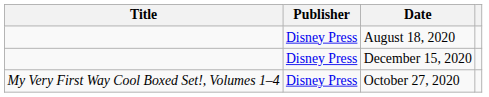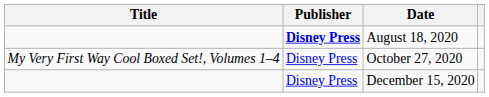(322, 37) normal -> (323, 37) bold
rows swapped: (412, 80) <-> (418, 59)
